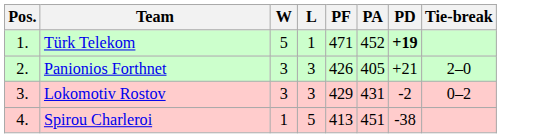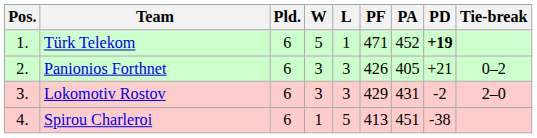+ column: (287, 17)
(459, 68) 2–0 -> (494, 68) 0–2
(459, 94) 0–2 -> (494, 94) 2–0
